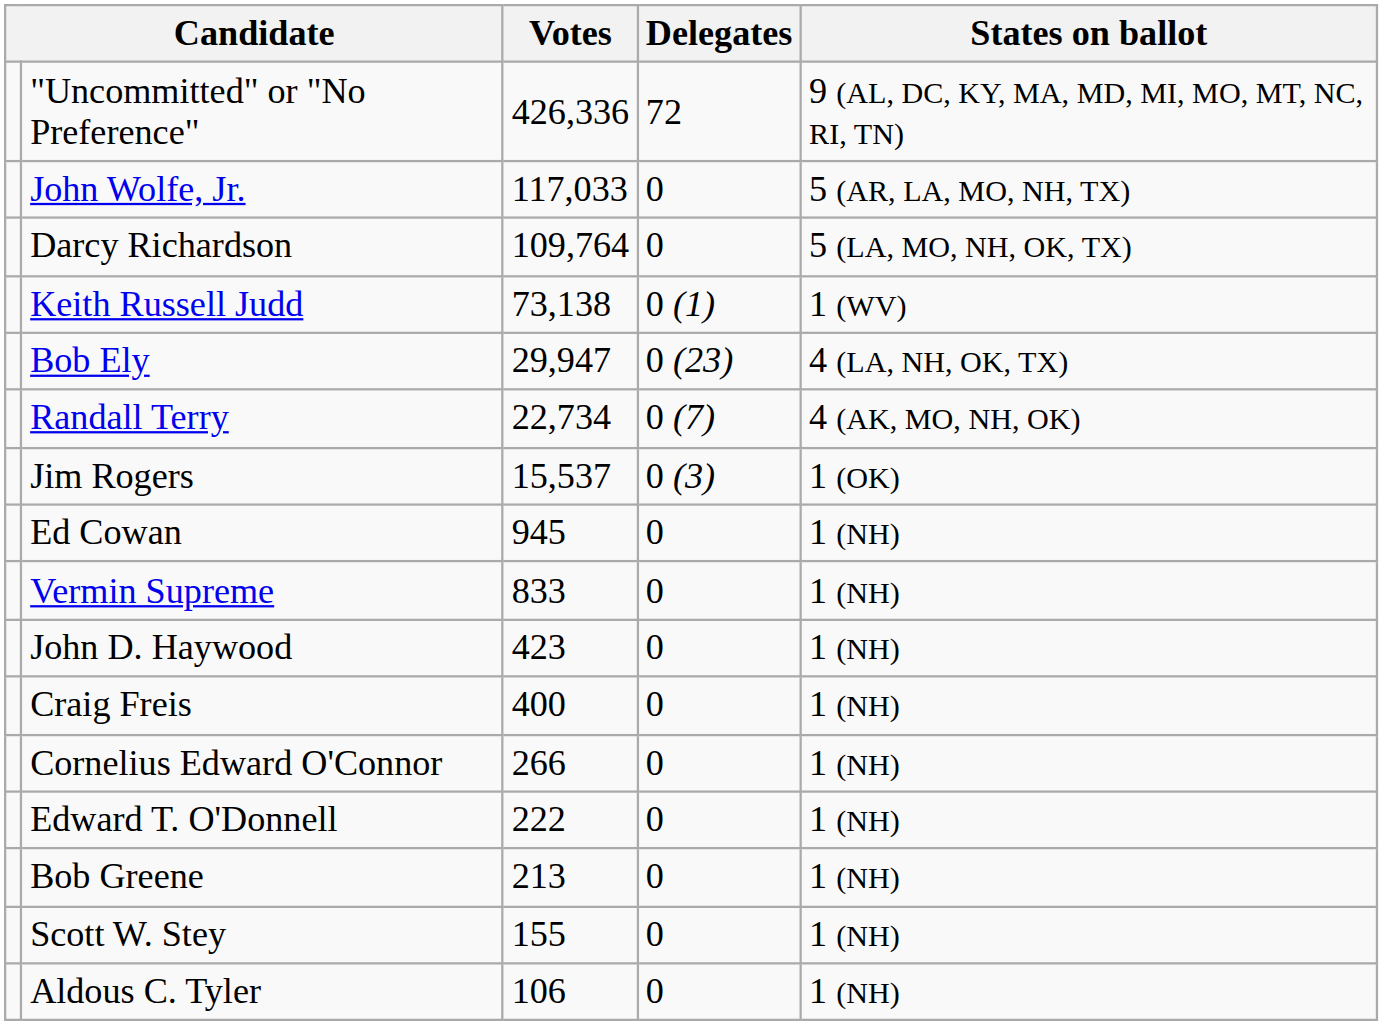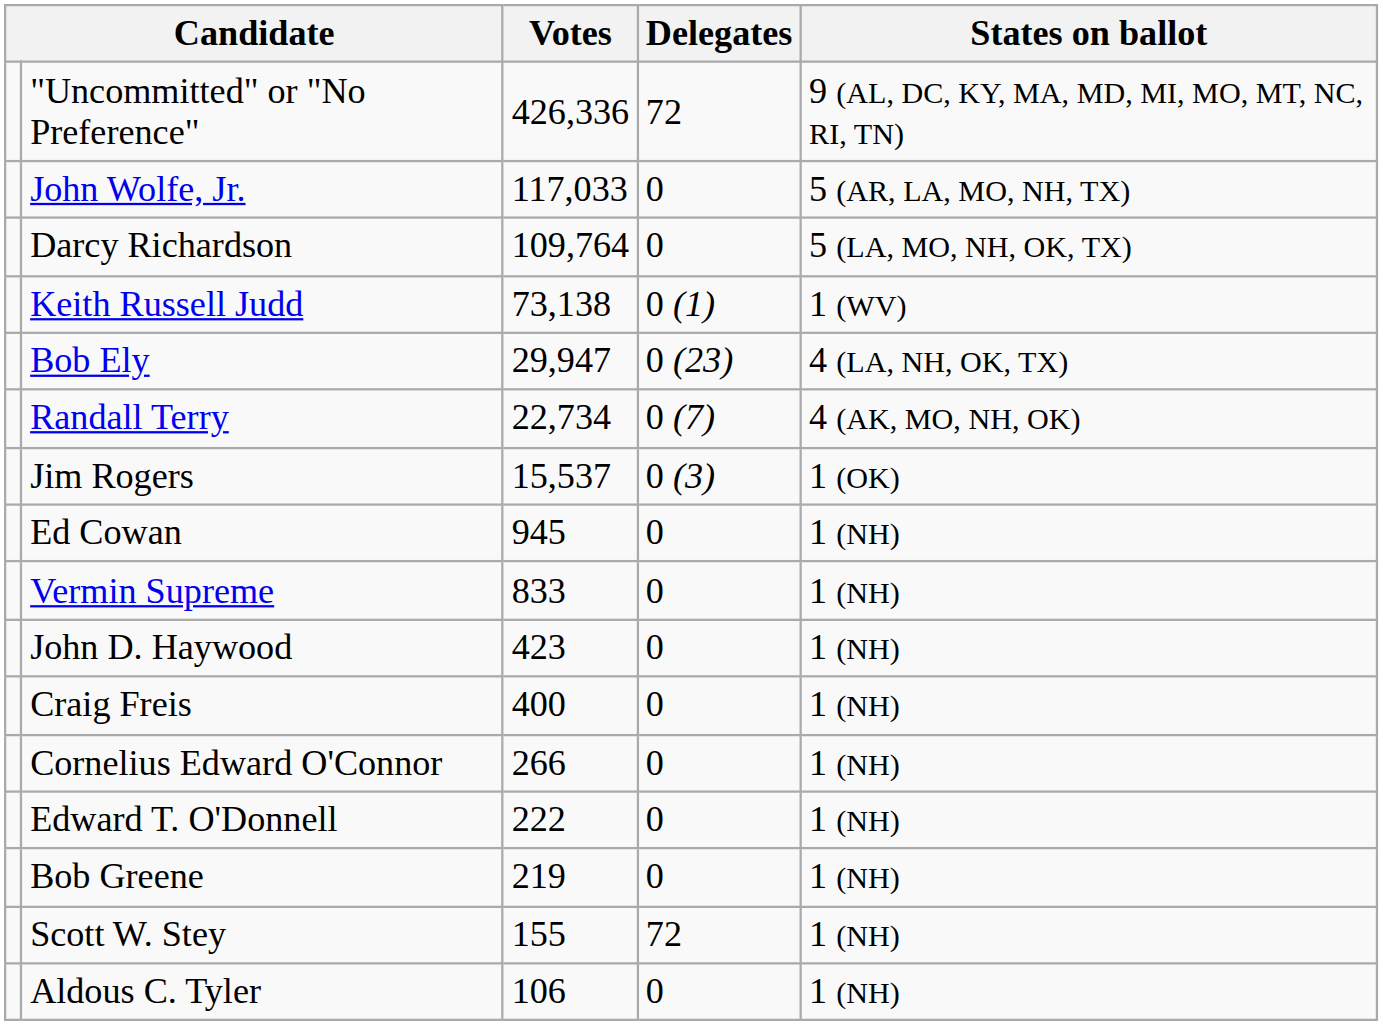(539, 876) 213 -> (539, 876) 219
(655, 934) 0 -> (664, 934) 72
